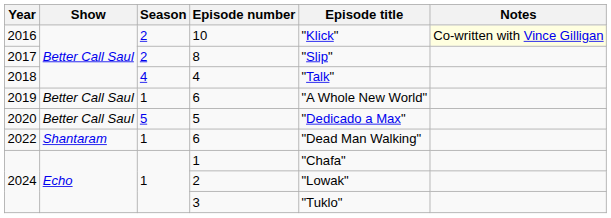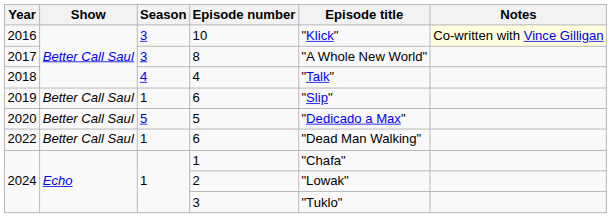(144, 35) 2 -> (144, 35) 3
(144, 56) 2 -> (144, 56) 3
(317, 56) "Slip" -> (364, 56) "A Whole New World"
(364, 98) "A Whole New World" -> (317, 98) "Slip"
(75, 139) Shantaram -> (88, 139) Better Call Saul
